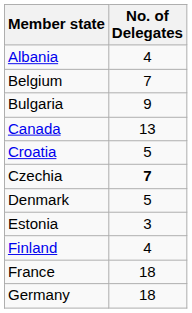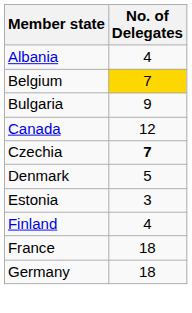(147, 81) no background -> (147, 81) gold background
(147, 128) 13 -> (147, 128) 12
- row: (32, 152)
